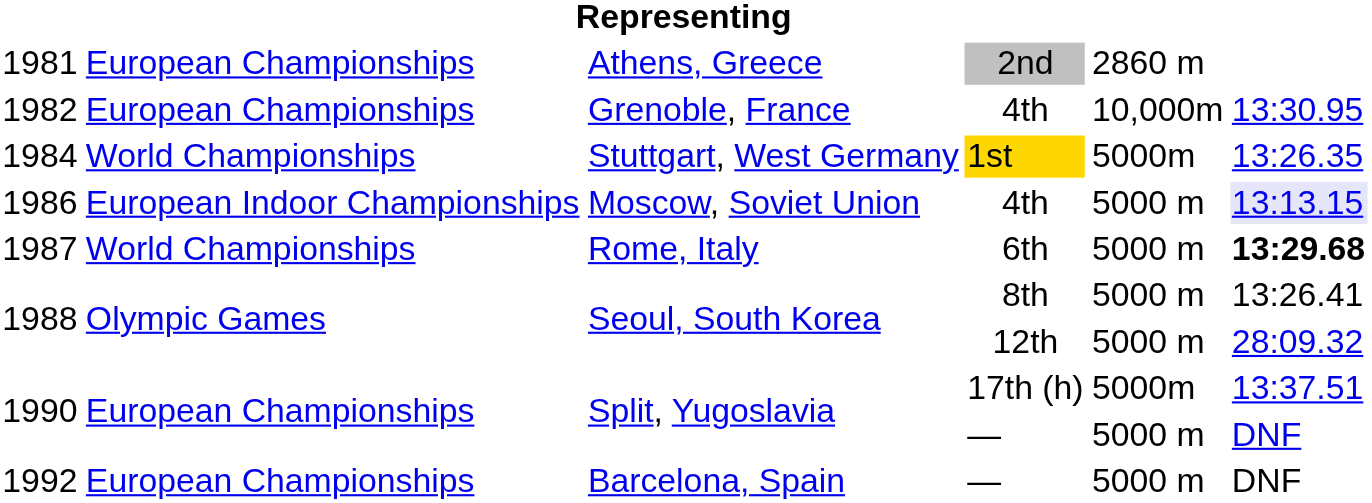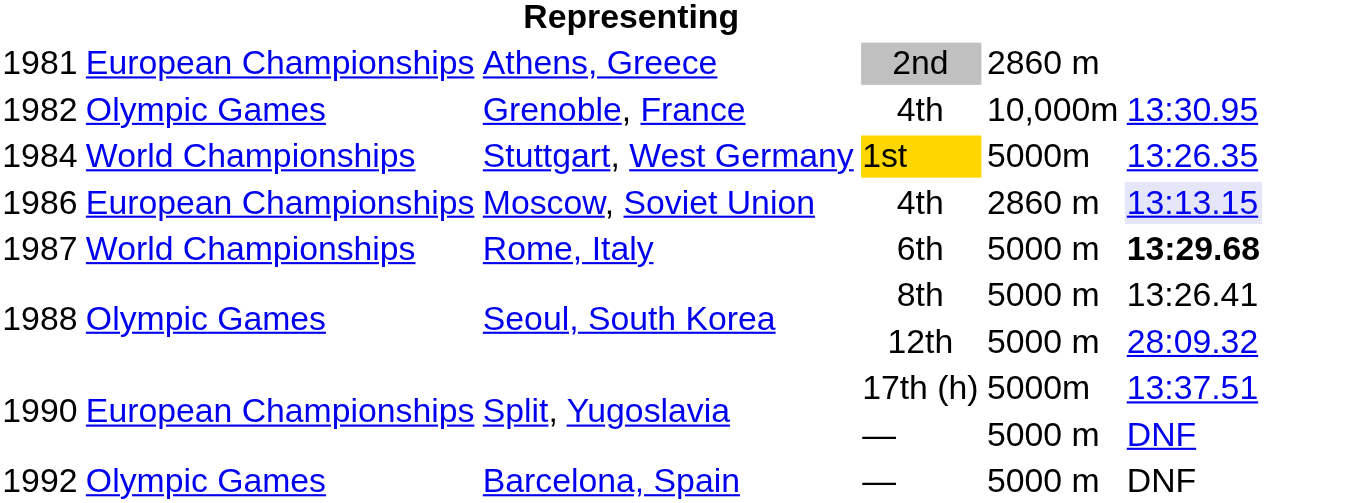(280, 109) European Championships -> (206, 109) Olympic Games
(333, 202) European Indoor Championships -> (280, 202) European Championships
(1148, 202) 5000 m -> (1043, 202) 2860 m
(280, 480) European Championships -> (206, 480) Olympic Games
